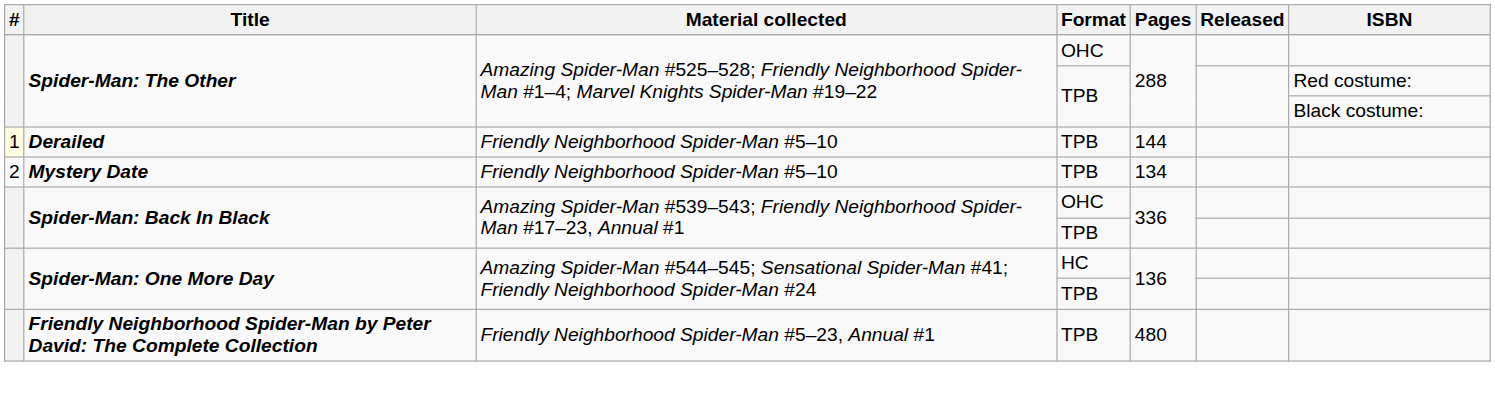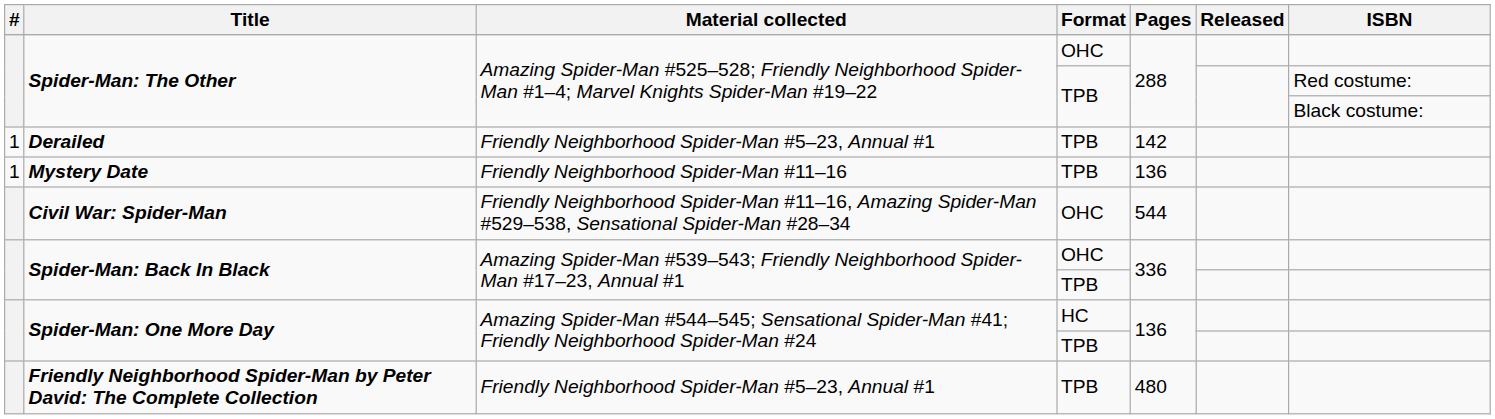(14, 141) lightyellow background -> (14, 141) no background
(659, 141) Friendly Neighborhood Spider-Man #5–10 -> (708, 141) Friendly Neighborhood Spider-Man #5–23, Annual #1
(1151, 141) 144 -> (1151, 141) 142
(14, 171) 2 -> (14, 171) 1
(659, 171) Friendly Neighborhood Spider-Man #5–10 -> (664, 171) Friendly Neighborhood Spider-Man #11–16
(1151, 171) 134 -> (1151, 171) 136
+ row: (128, 213)
